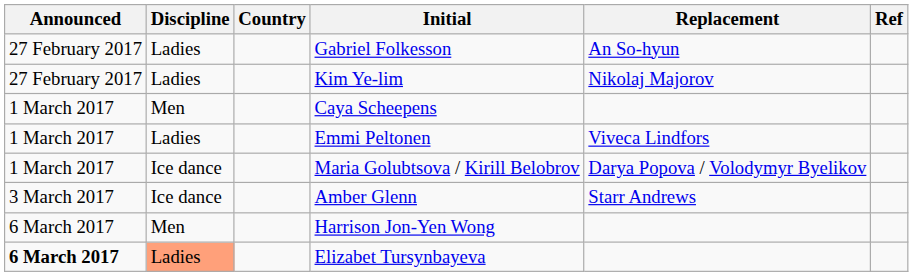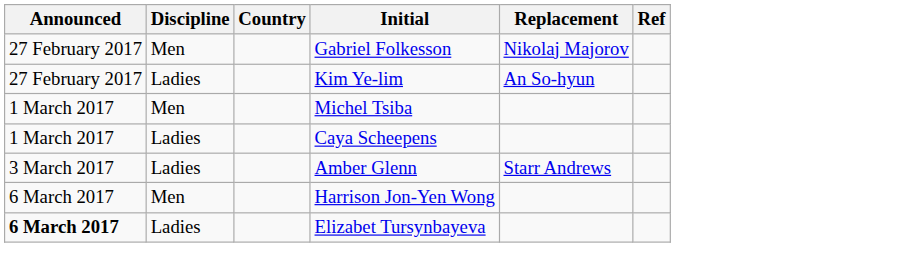(176, 49) Ladies -> (168, 49) Men
(634, 49) An So-hyun -> (566, 49) Nikolaj Majorov
(651, 78) Nikolaj Majorov -> (549, 78) An So-hyun
+ row: (363, 108)
(168, 108) Men -> (176, 138) Ladies
- row: (373, 138)
- row: (447, 167)
(186, 197) Ice dance -> (176, 167) Ladies
(176, 256) lightsalmon background -> (176, 227) no background
